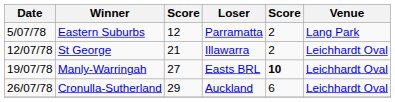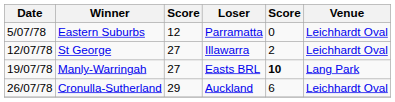(271, 32) 2 -> (271, 32) 0
(333, 32) Lang Park -> (347, 32) Leichhardt Oval
(174, 50) 21 -> (174, 50) 27
(347, 69) Leichhardt Oval -> (333, 69) Lang Park
